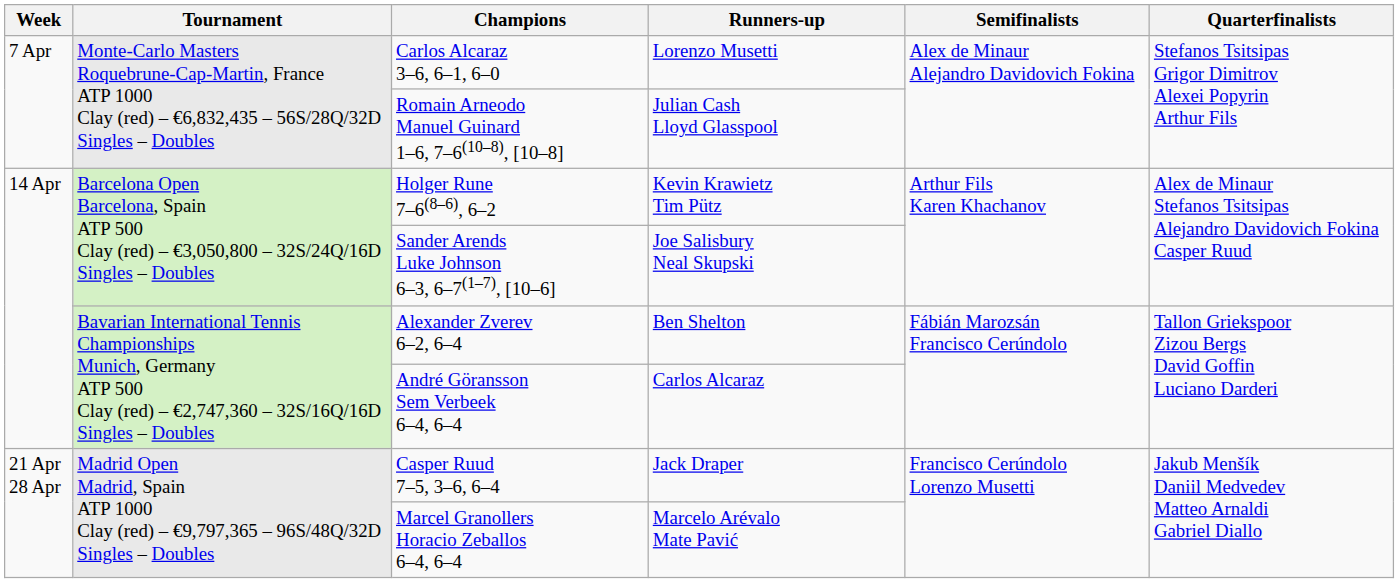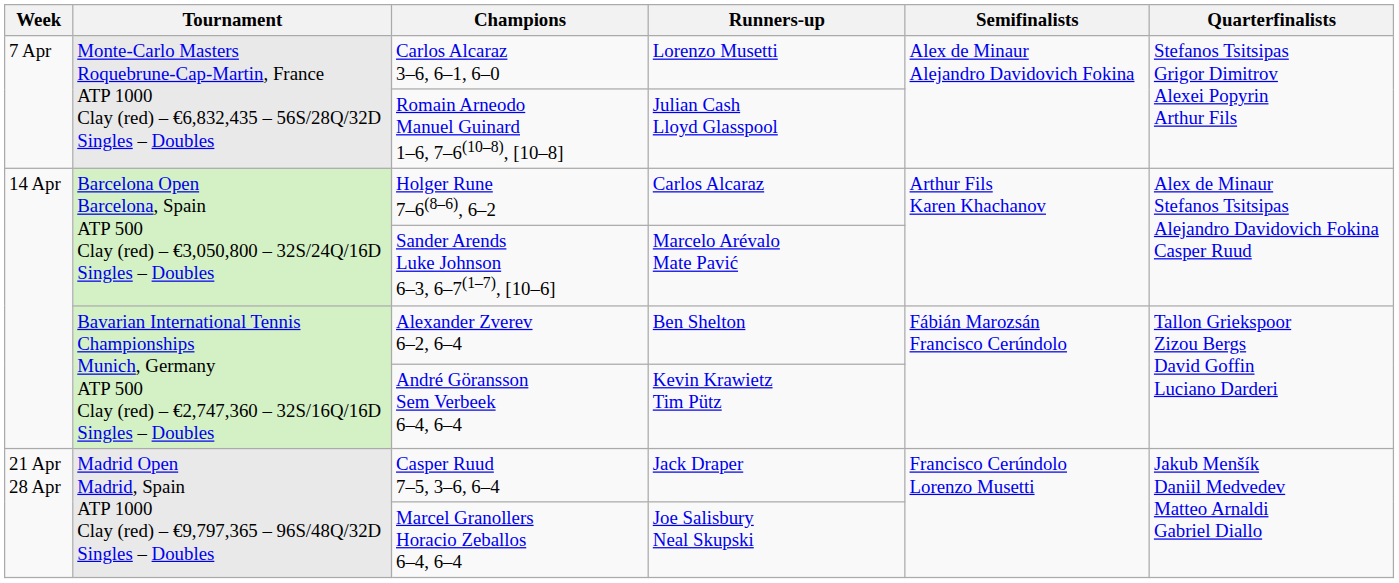(713, 195) Kevin Krawietz Tim Pütz -> (708, 184) Carlos Alcaraz
(703, 252) Joe Salisbury Neal Skupski -> (716, 252) Marcelo Arévalo Mate Pavić
(708, 379) Carlos Alcaraz -> (713, 391) Kevin Krawietz Tim Pütz
(716, 528) Marcelo Arévalo Mate Pavić -> (703, 528) Joe Salisbury Neal Skupski
